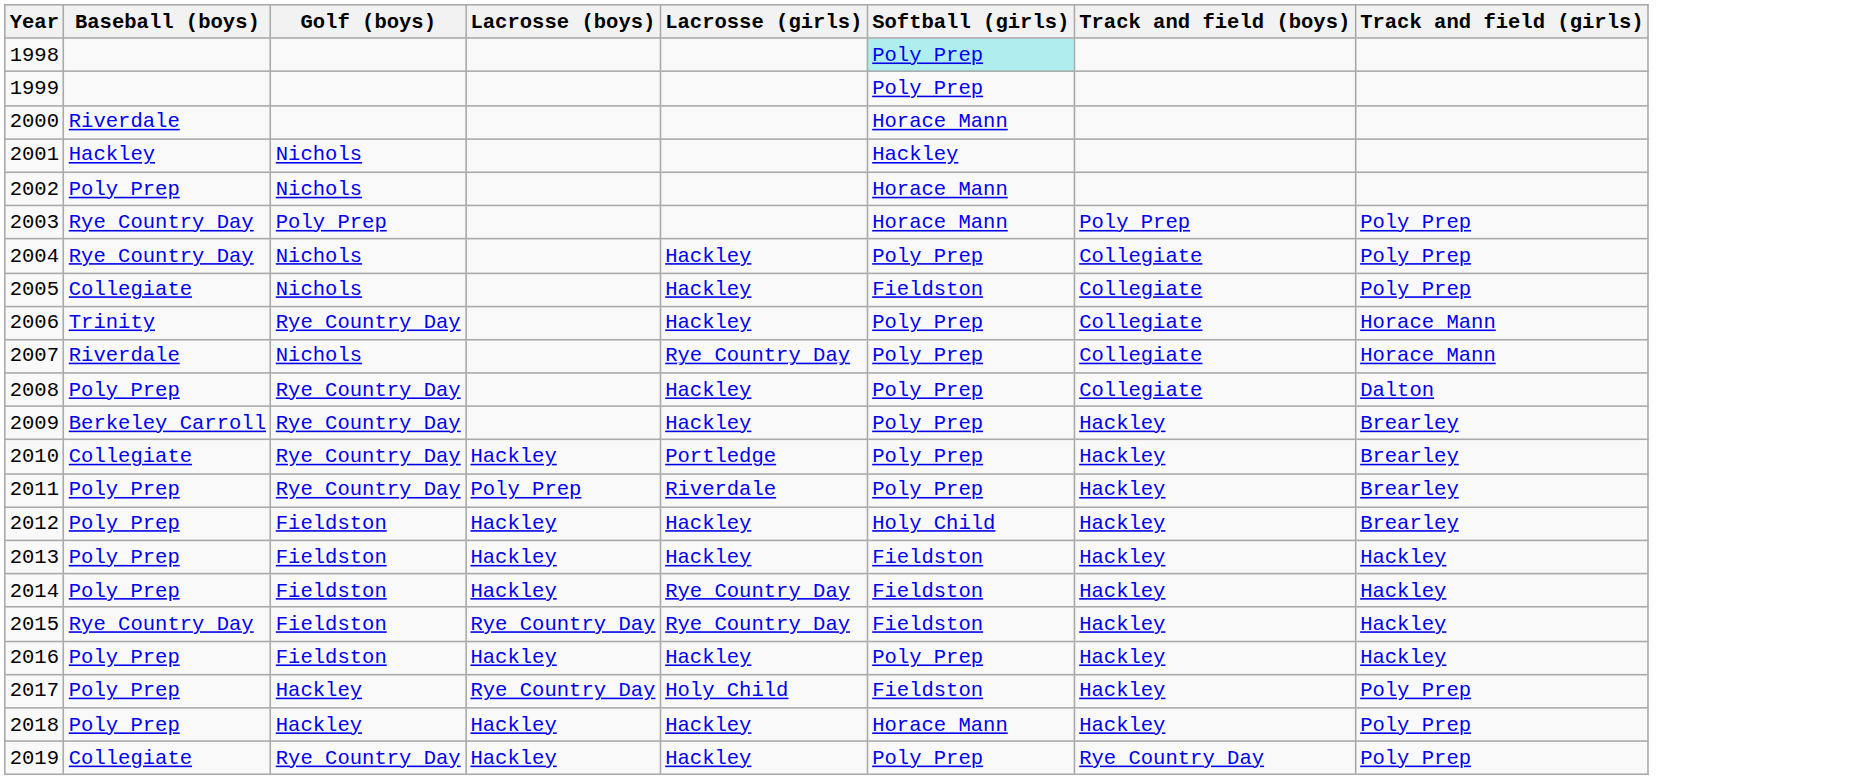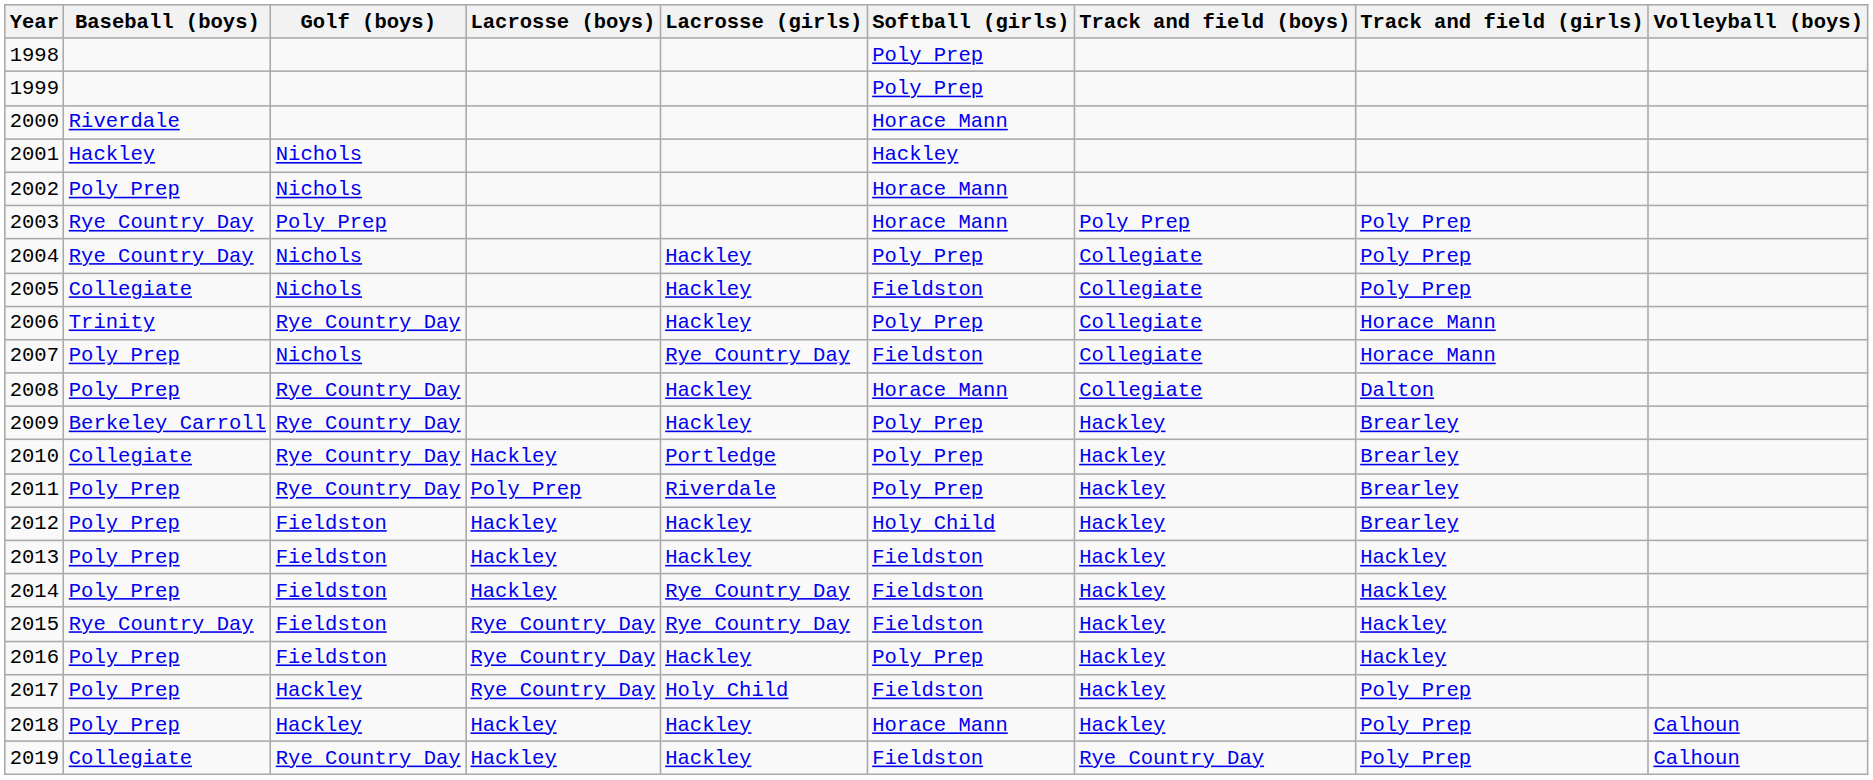+ column: (1758, 22)
(928, 55) paleturquoise background -> (928, 55) no background
(124, 356) Riverdale -> (124, 356) Poly Prep
(928, 356) Poly Prep -> (928, 356) Fieldston
(928, 390) Poly Prep -> (940, 390) Horace Mann
(514, 658) Hackley -> (563, 658) Rye Country Day
(928, 758) Poly Prep -> (928, 758) Fieldston
